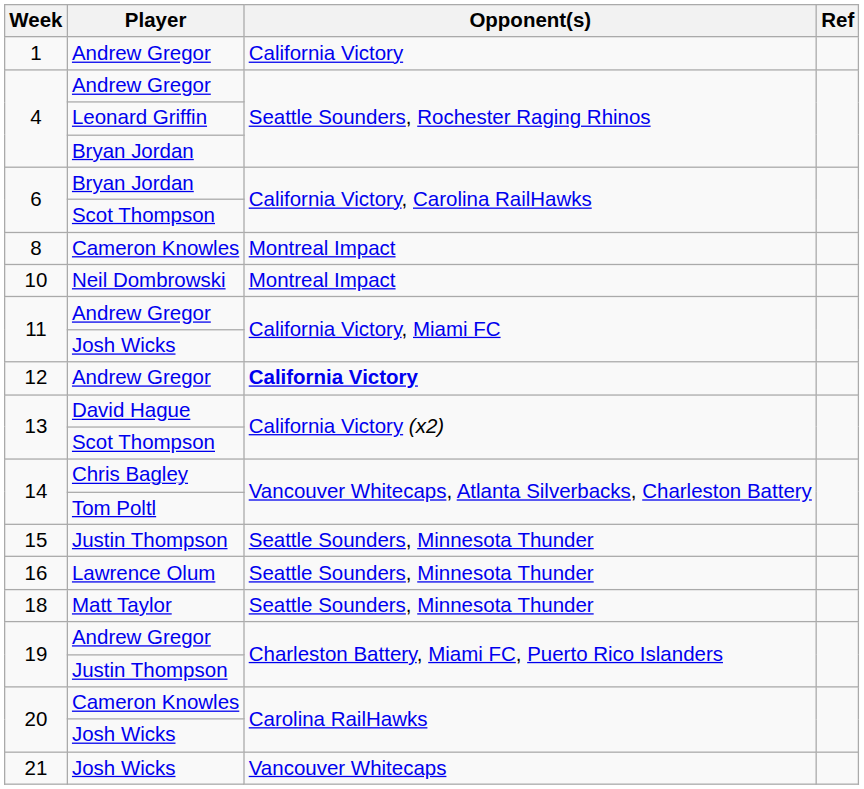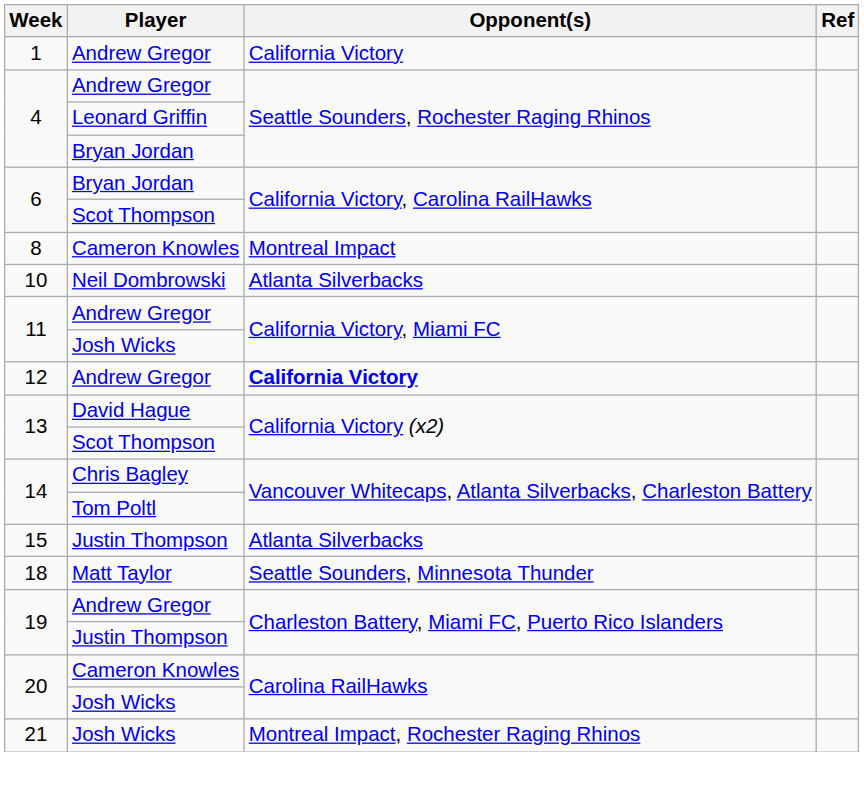(322, 280) Montreal Impact -> (336, 280) Atlanta Silverbacks
(421, 540) Seattle Sounders, Minnesota Thunder -> (336, 540) Atlanta Silverbacks
- row: (36, 572)
(348, 767) Vancouver Whitecaps -> (445, 735) Montreal Impact, Rochester Raging Rhinos
